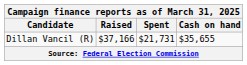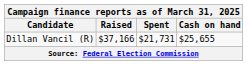(197, 39) $35,655 -> (197, 39) $25,655
